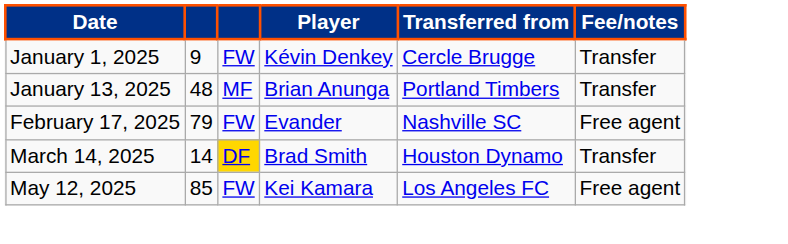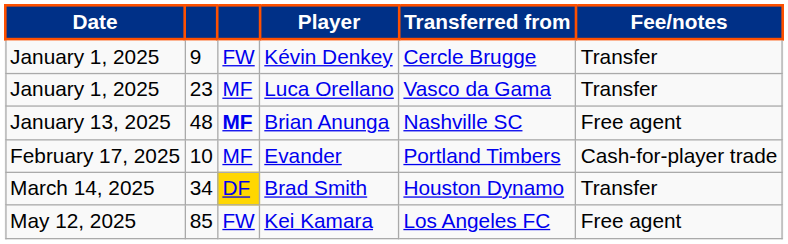+ row: (329, 89)
(237, 89) normal -> (237, 122) bold
(481, 89) Portland Timbers -> (463, 122) Nashville SC
(618, 89) Transfer -> (631, 122) Free agent
(201, 122) 79 -> (201, 155) 10
(239, 122) FW -> (237, 155) MF
(462, 122) Nashville SC -> (482, 155) Portland Timbers
(630, 122) Free agent -> (679, 155) Cash-for-player trade
(201, 155) 14 -> (201, 188) 34
